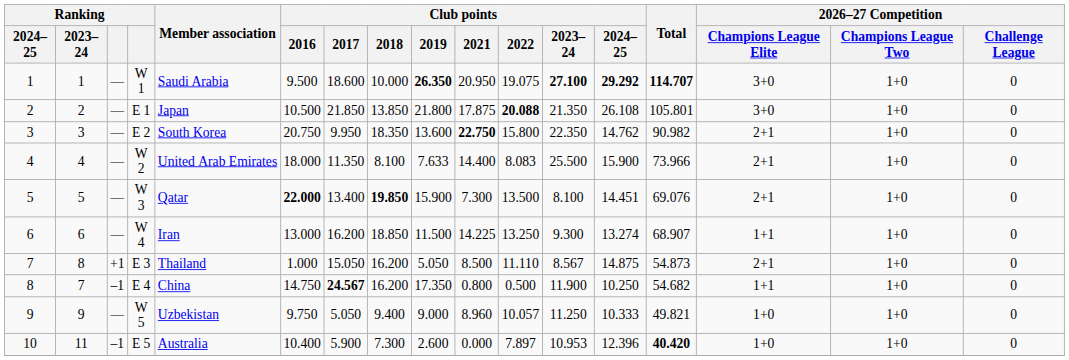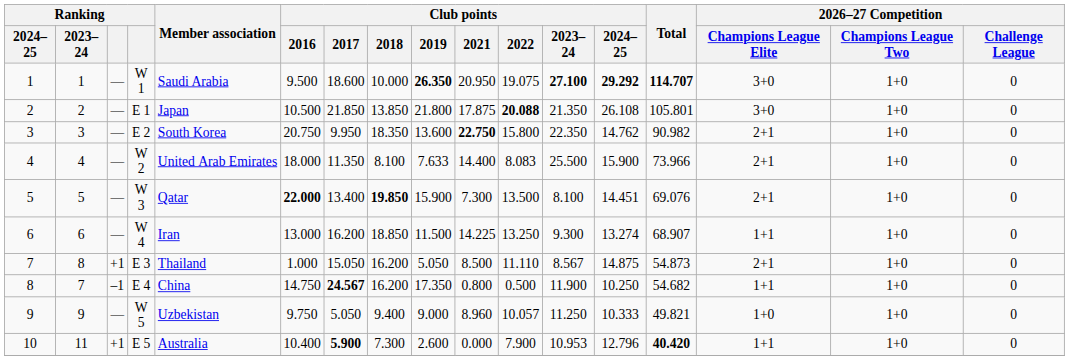(117, 344) –1 -> (117, 344) +1
(346, 344) normal -> (346, 344) bold
(520, 344) 7.897 -> (520, 344) 7.900
(620, 344) 12.396 -> (620, 344) 12.796
(764, 344) 1+0 -> (764, 344) 1+1
